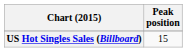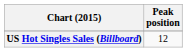(163, 39) 15 -> (163, 39) 12
